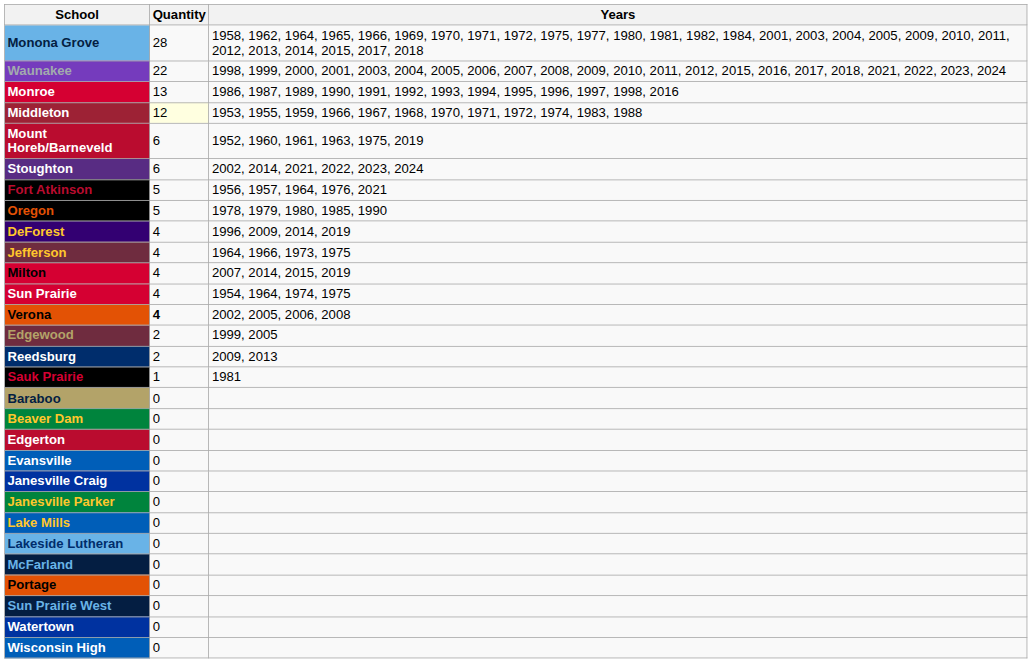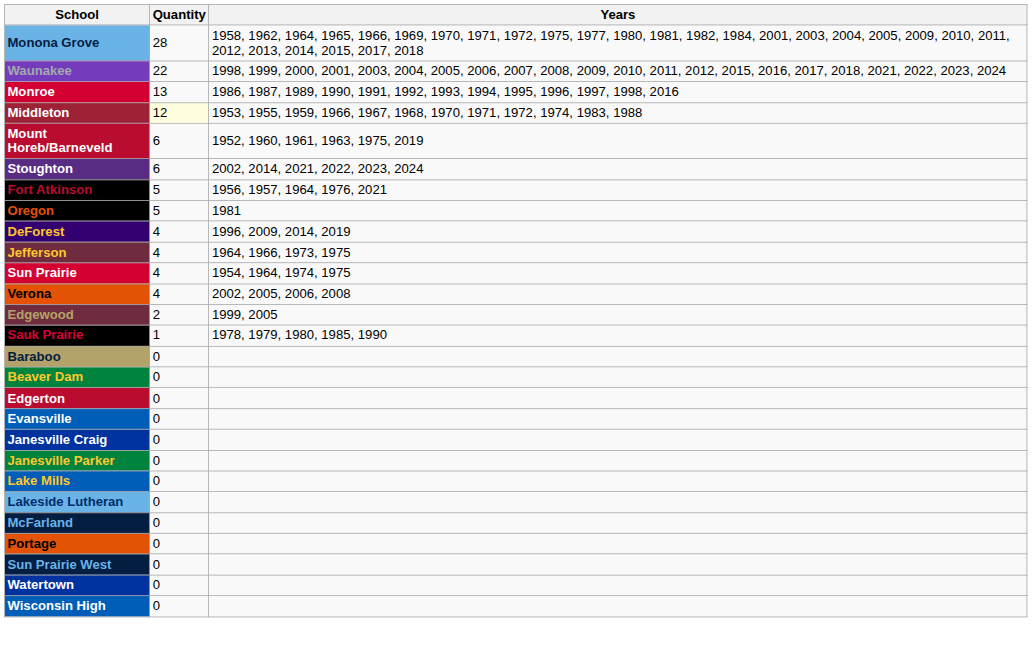(299, 210) 1978, 1979, 1980, 1985, 1990 -> (226, 210) 1981
- row: (27, 273)
(156, 314) bold -> (156, 294) normal
- row: (42, 356)
(226, 377) 1981 -> (299, 335) 1978, 1979, 1980, 1985, 1990
